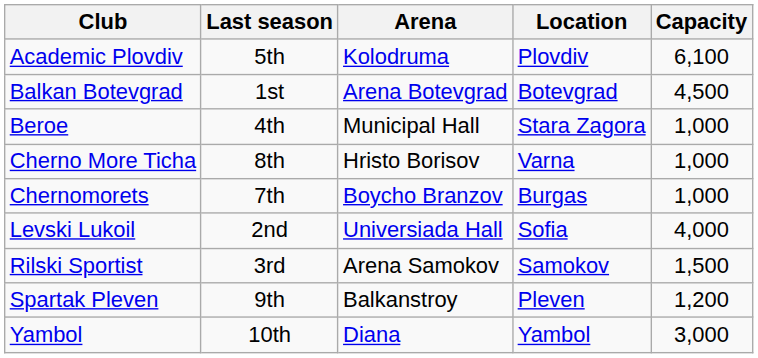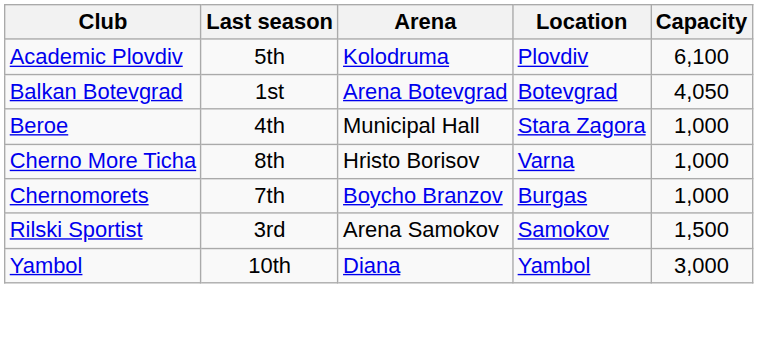(701, 91) 4,500 -> (701, 91) 4,050
- row: (72, 230)
- row: (84, 299)
